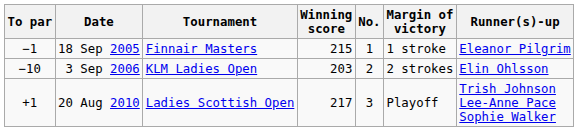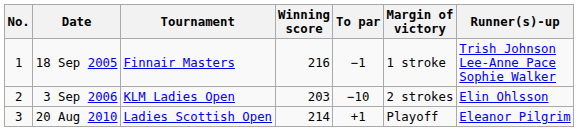columns swapped: (369, 22) <-> (30, 22)
(341, 49) 215 -> (319, 63) 216
(515, 49) Eleanor Pilgrim -> (508, 63) Trish Johnson Lee-Anne Pace Sophie Walker
(341, 103) 217 -> (319, 117) 214
(508, 103) Trish Johnson Lee-Anne Pace Sophie Walker -> (515, 117) Eleanor Pilgrim
